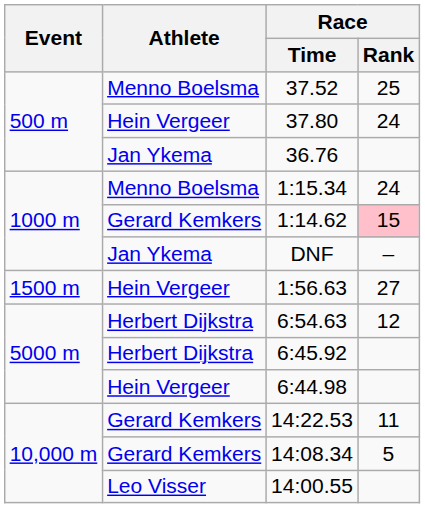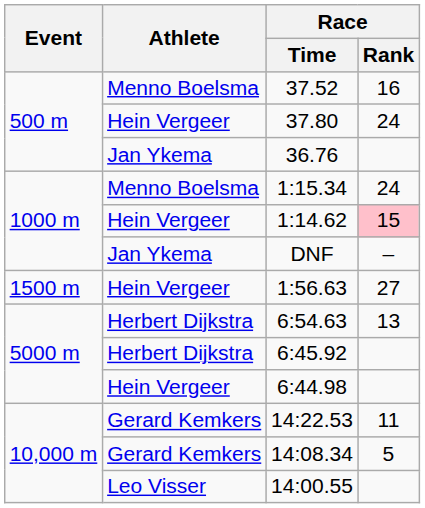(388, 88) 25 -> (388, 88) 16
(184, 221) Gerard Kemkers -> (168, 221) Hein Vergeer
(388, 321) 12 -> (388, 321) 13
